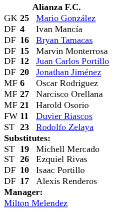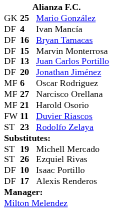(25, 61) 12 -> (25, 61) 13
